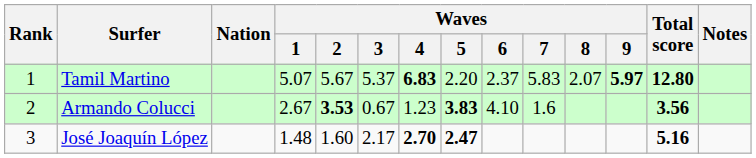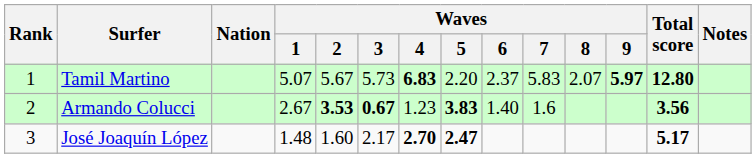(378, 78) 5.37 -> (378, 78) 5.73
(378, 108) normal -> (378, 108) bold
(503, 108) 4.10 -> (503, 108) 1.40
(673, 138) 5.16 -> (673, 138) 5.17
